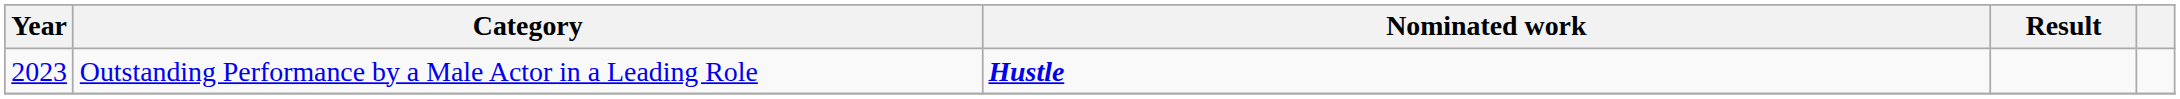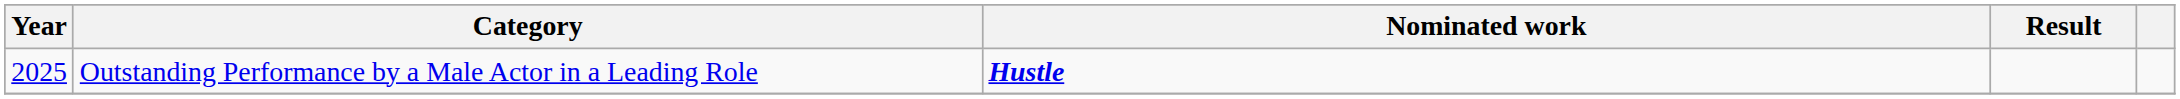(39, 70) 2023 -> (39, 70) 2025
